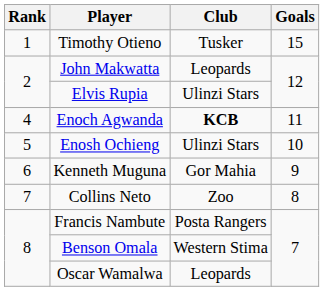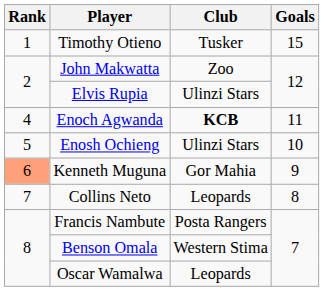(221, 68) Leopards -> (221, 68) Zoo
(27, 171) no background -> (27, 171) lightsalmon background
(221, 196) Zoo -> (221, 196) Leopards
